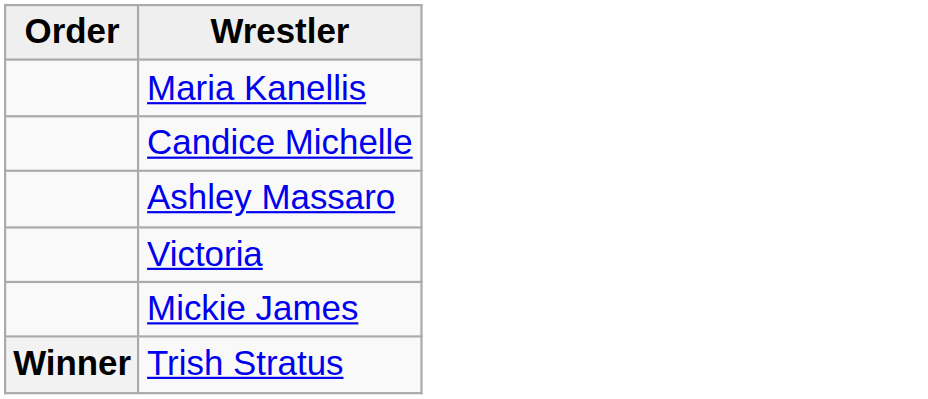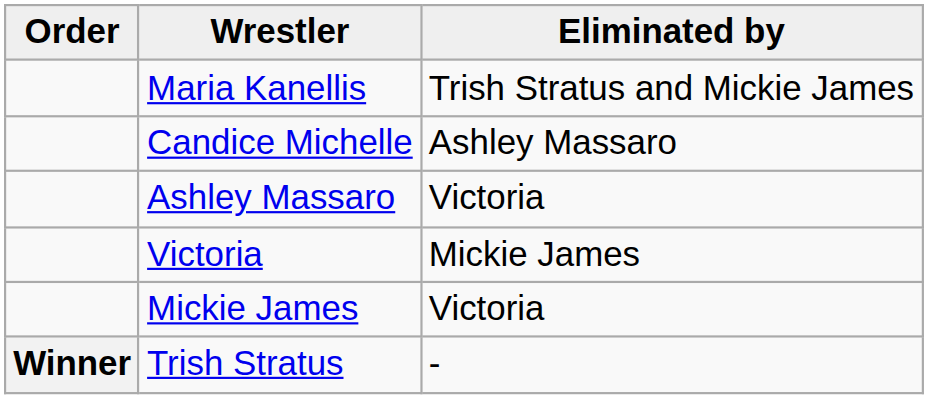+ column: (671, 32)
